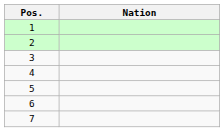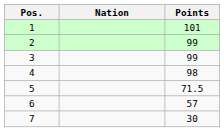+ column: (192, 12)
